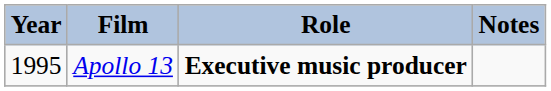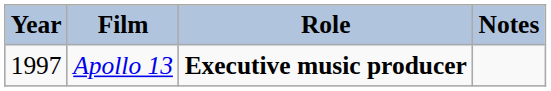(36, 65) 1995 -> (36, 65) 1997
